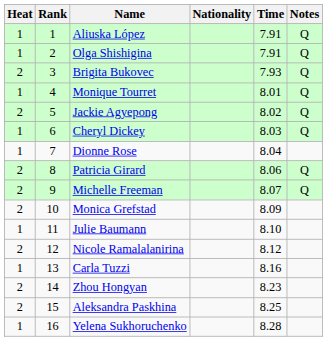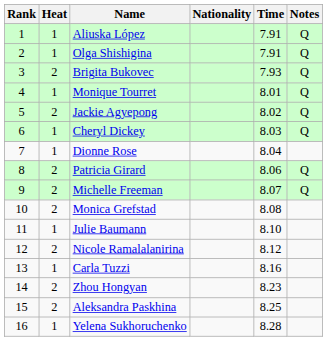columns swapped: (53, 14) <-> (20, 14)
(271, 209) 8.09 -> (271, 209) 8.08
